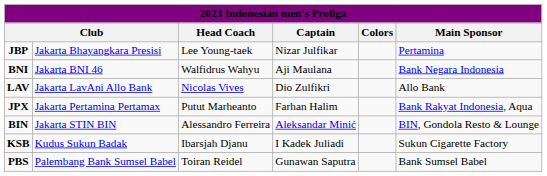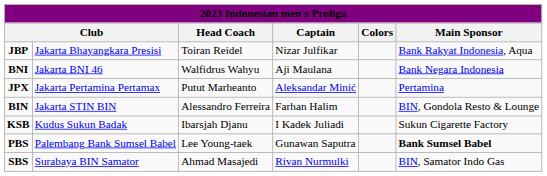(217, 51) Lee Young-taek -> (212, 51) Toiran Reidel
(421, 51) Pertamina -> (465, 51) Bank Rakyat Indonesia, Aqua
- row: (18, 88)
(306, 106) Farhan Halim -> (316, 88) Aleksandar Minić
(465, 106) Bank Rakyat Indonesia, Aqua -> (421, 88) Pertamina
(316, 125) Aleksandar Minić -> (306, 106) Farhan Halim
(212, 162) Toiran Reidel -> (217, 143) Lee Young-taek
(443, 162) normal -> (445, 143) bold
+ row: (18, 162)
